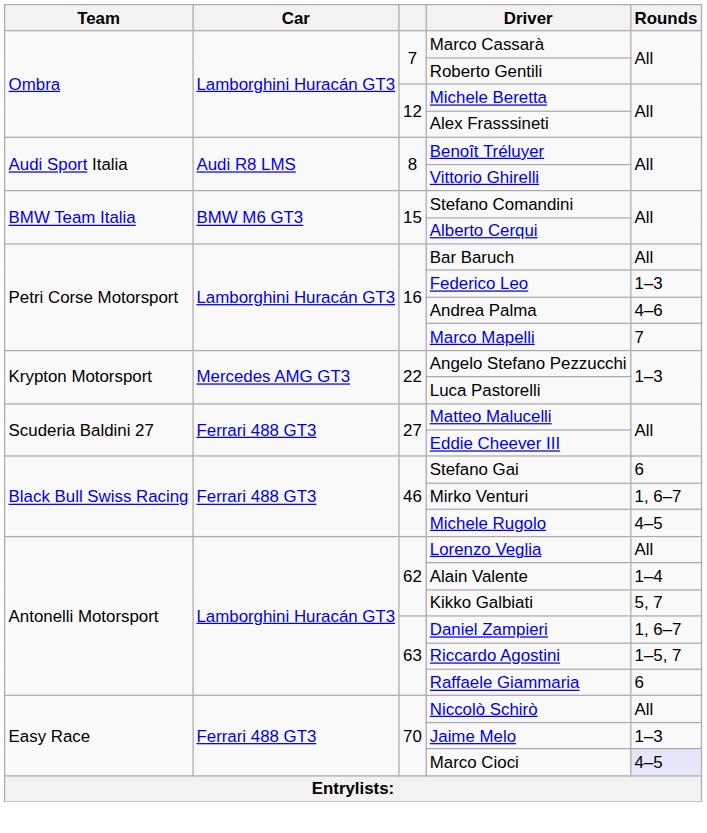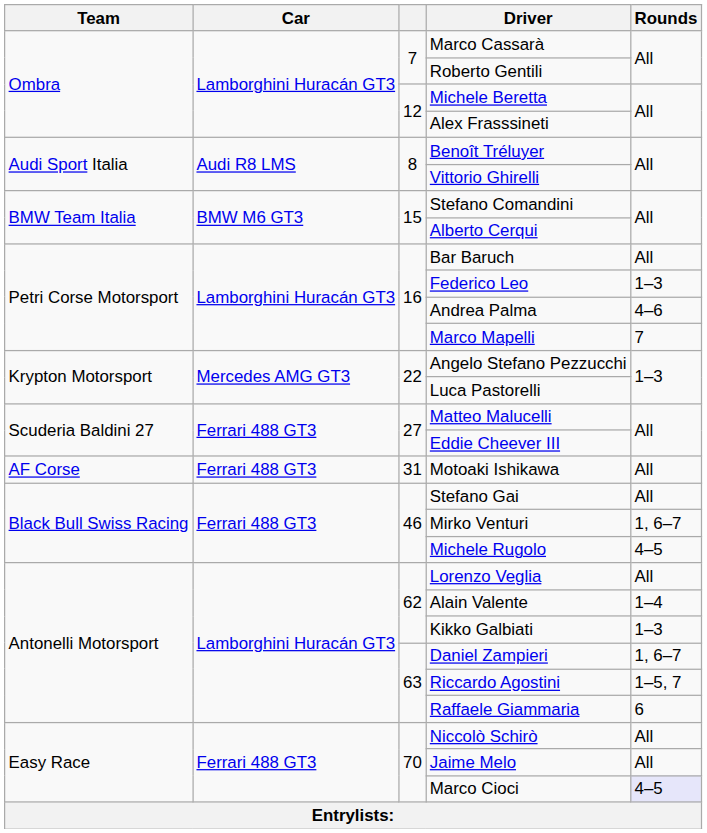+ row: (494, 469)
(639, 469) 6 -> (644, 496) All
(649, 602) 5, 7 -> (649, 629) 1–3
(649, 735) 1–3 -> (644, 762) All
